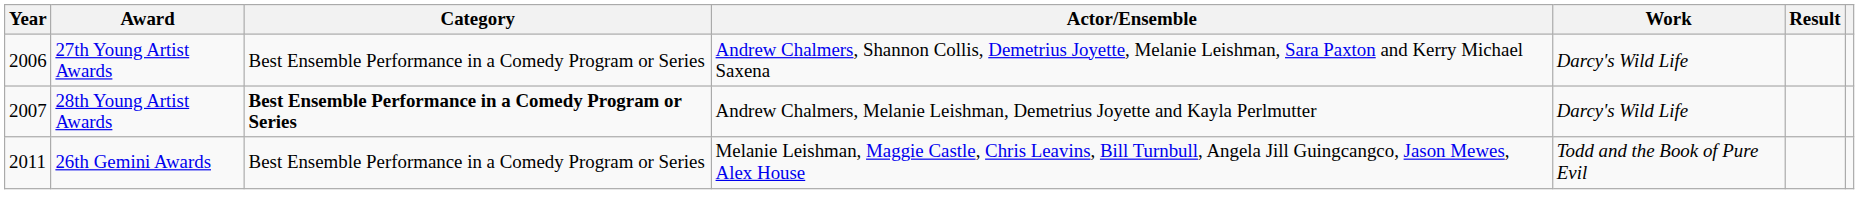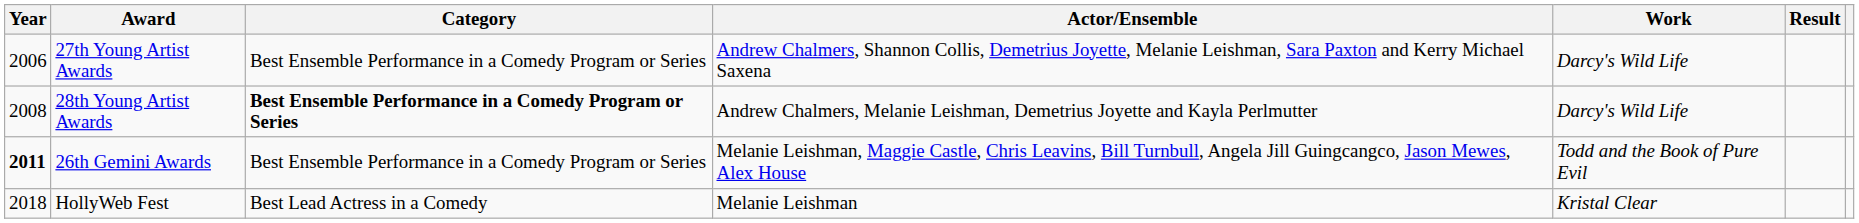(28, 111) 2007 -> (28, 111) 2008
(27, 162) normal -> (27, 162) bold
+ row: (112, 202)
